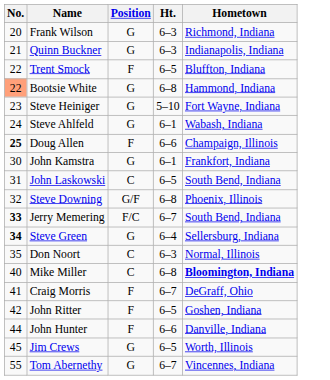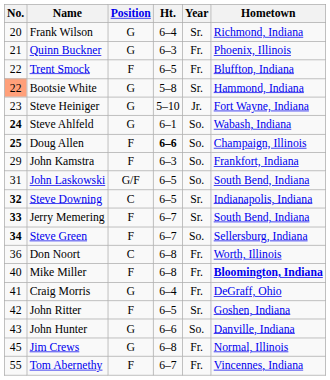+ column: (197, 13)
(168, 32) 6–3 -> (168, 32) 6–4
(234, 50) Indianapolis, Indiana -> (252, 50) Phoenix, Illinois
(168, 87) 6–8 -> (168, 87) 5–8
(16, 124) normal -> (16, 124) bold
(168, 143) normal -> (168, 143) bold
(16, 161) 30 -> (16, 161) 29
(131, 161) G -> (131, 161) F
(168, 161) 6–1 -> (168, 161) 6–3
(131, 180) C -> (131, 180) G/F
(16, 198) normal -> (16, 198) bold
(131, 198) G/F -> (131, 198) C
(168, 198) 6–8 -> (168, 198) 6–5
(224, 198) Phoenix, Illinois -> (263, 198) Indianapolis, Indiana
(131, 217) F/C -> (131, 217) F
(131, 236) G -> (131, 236) F
(168, 236) 6–4 -> (168, 236) 6–7
(16, 254) 35 -> (16, 254) 36
(168, 254) 6–3 -> (168, 254) 6–8
(222, 254) Normal, Illinois -> (248, 254) Worth, Illinois
(131, 273) C -> (131, 273) F
(131, 291) F -> (131, 291) G
(168, 291) 6–7 -> (168, 291) 6–4
(16, 328) 44 -> (16, 328) 43
(131, 328) F -> (131, 328) G
(168, 347) 6–5 -> (168, 347) 6–8
(219, 347) Worth, Illinois -> (251, 347) Normal, Illinois
(131, 365) G -> (131, 365) F
